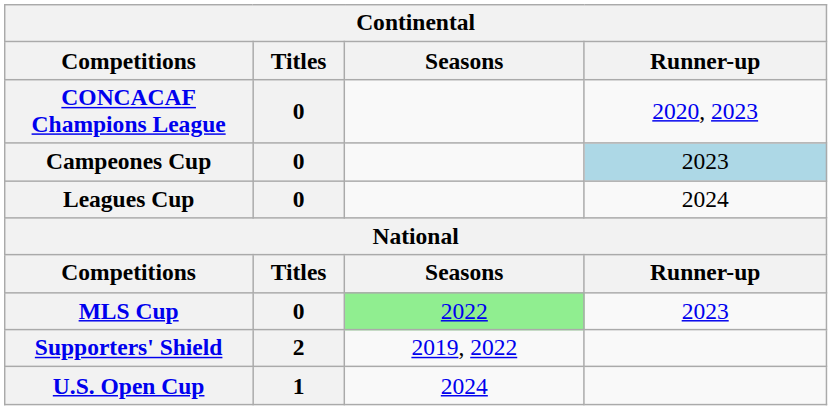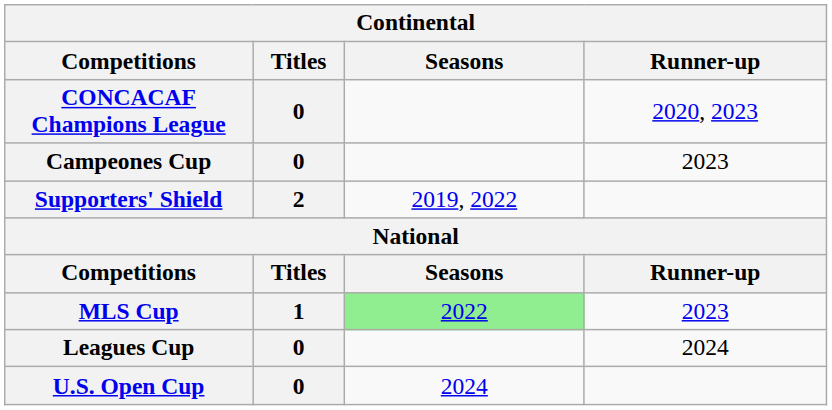(705, 161) lightblue background -> (705, 161) no background
rows swapped: (129, 198) <-> (129, 348)
(299, 310) 0 -> (299, 310) 1
(299, 385) 1 -> (299, 385) 0
